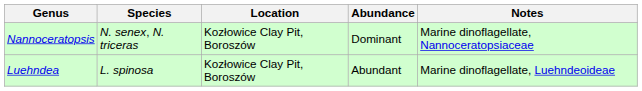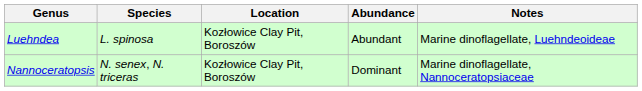rows swapped: (33, 70) <-> (51, 38)
